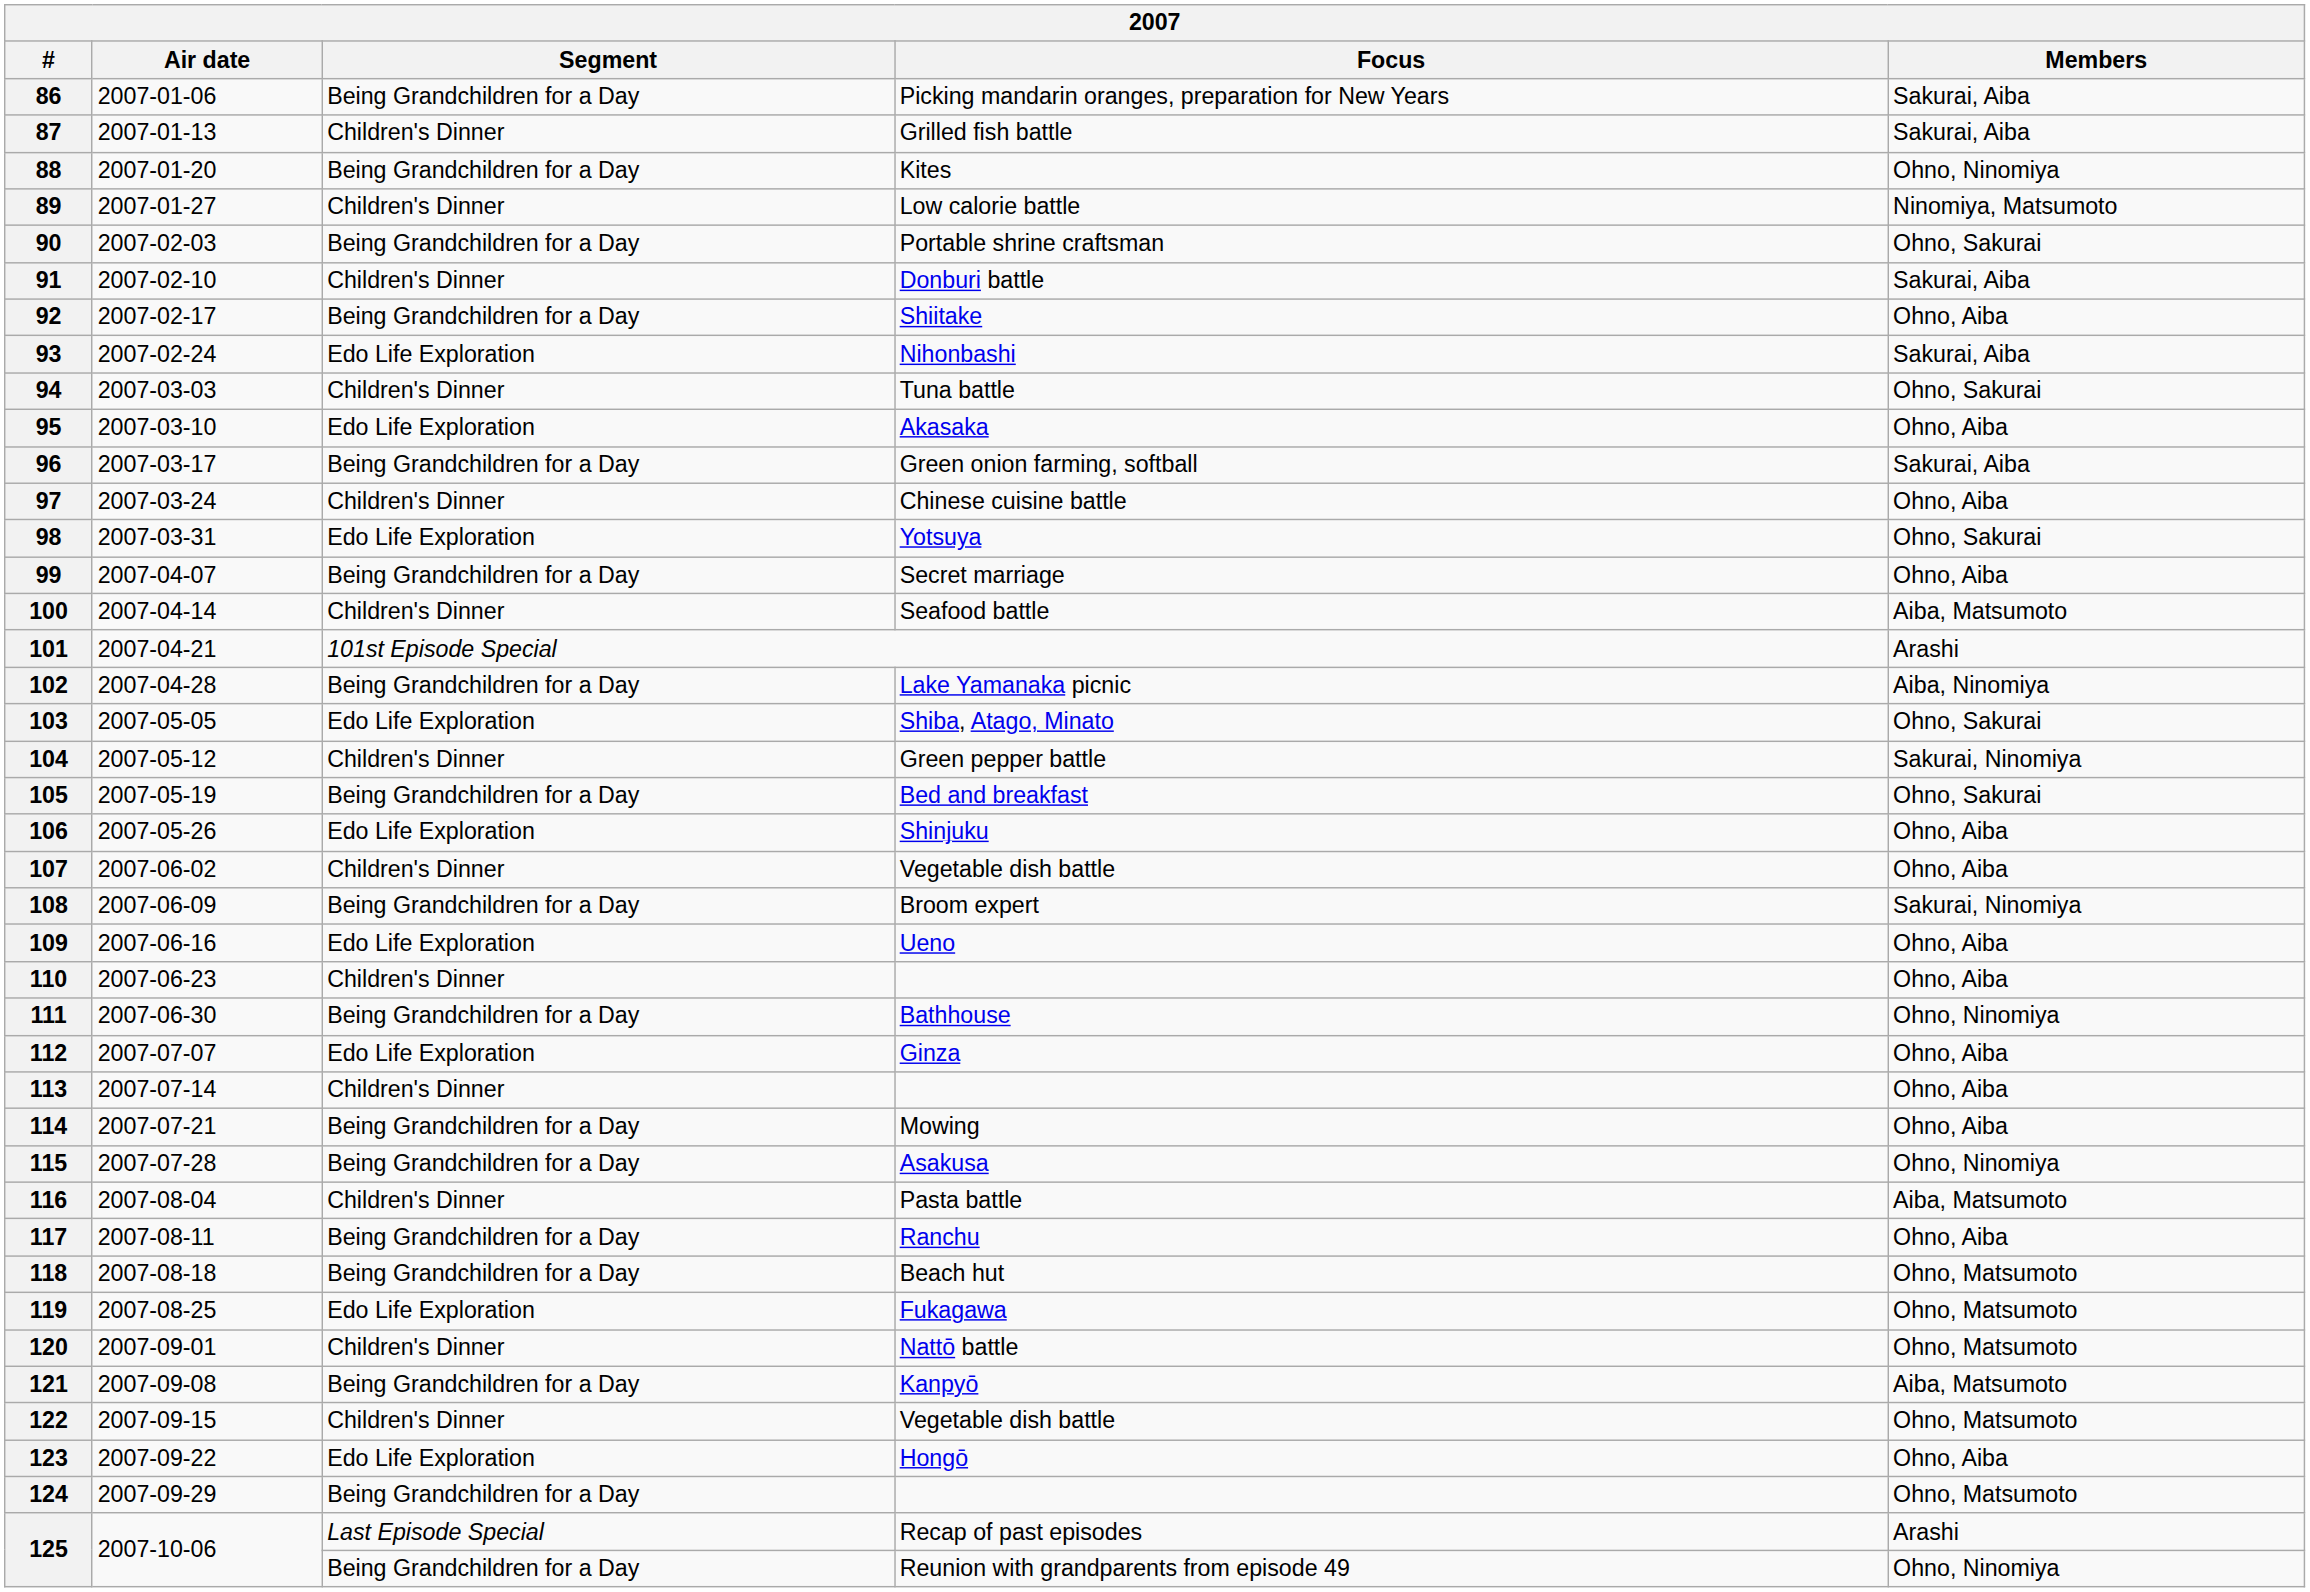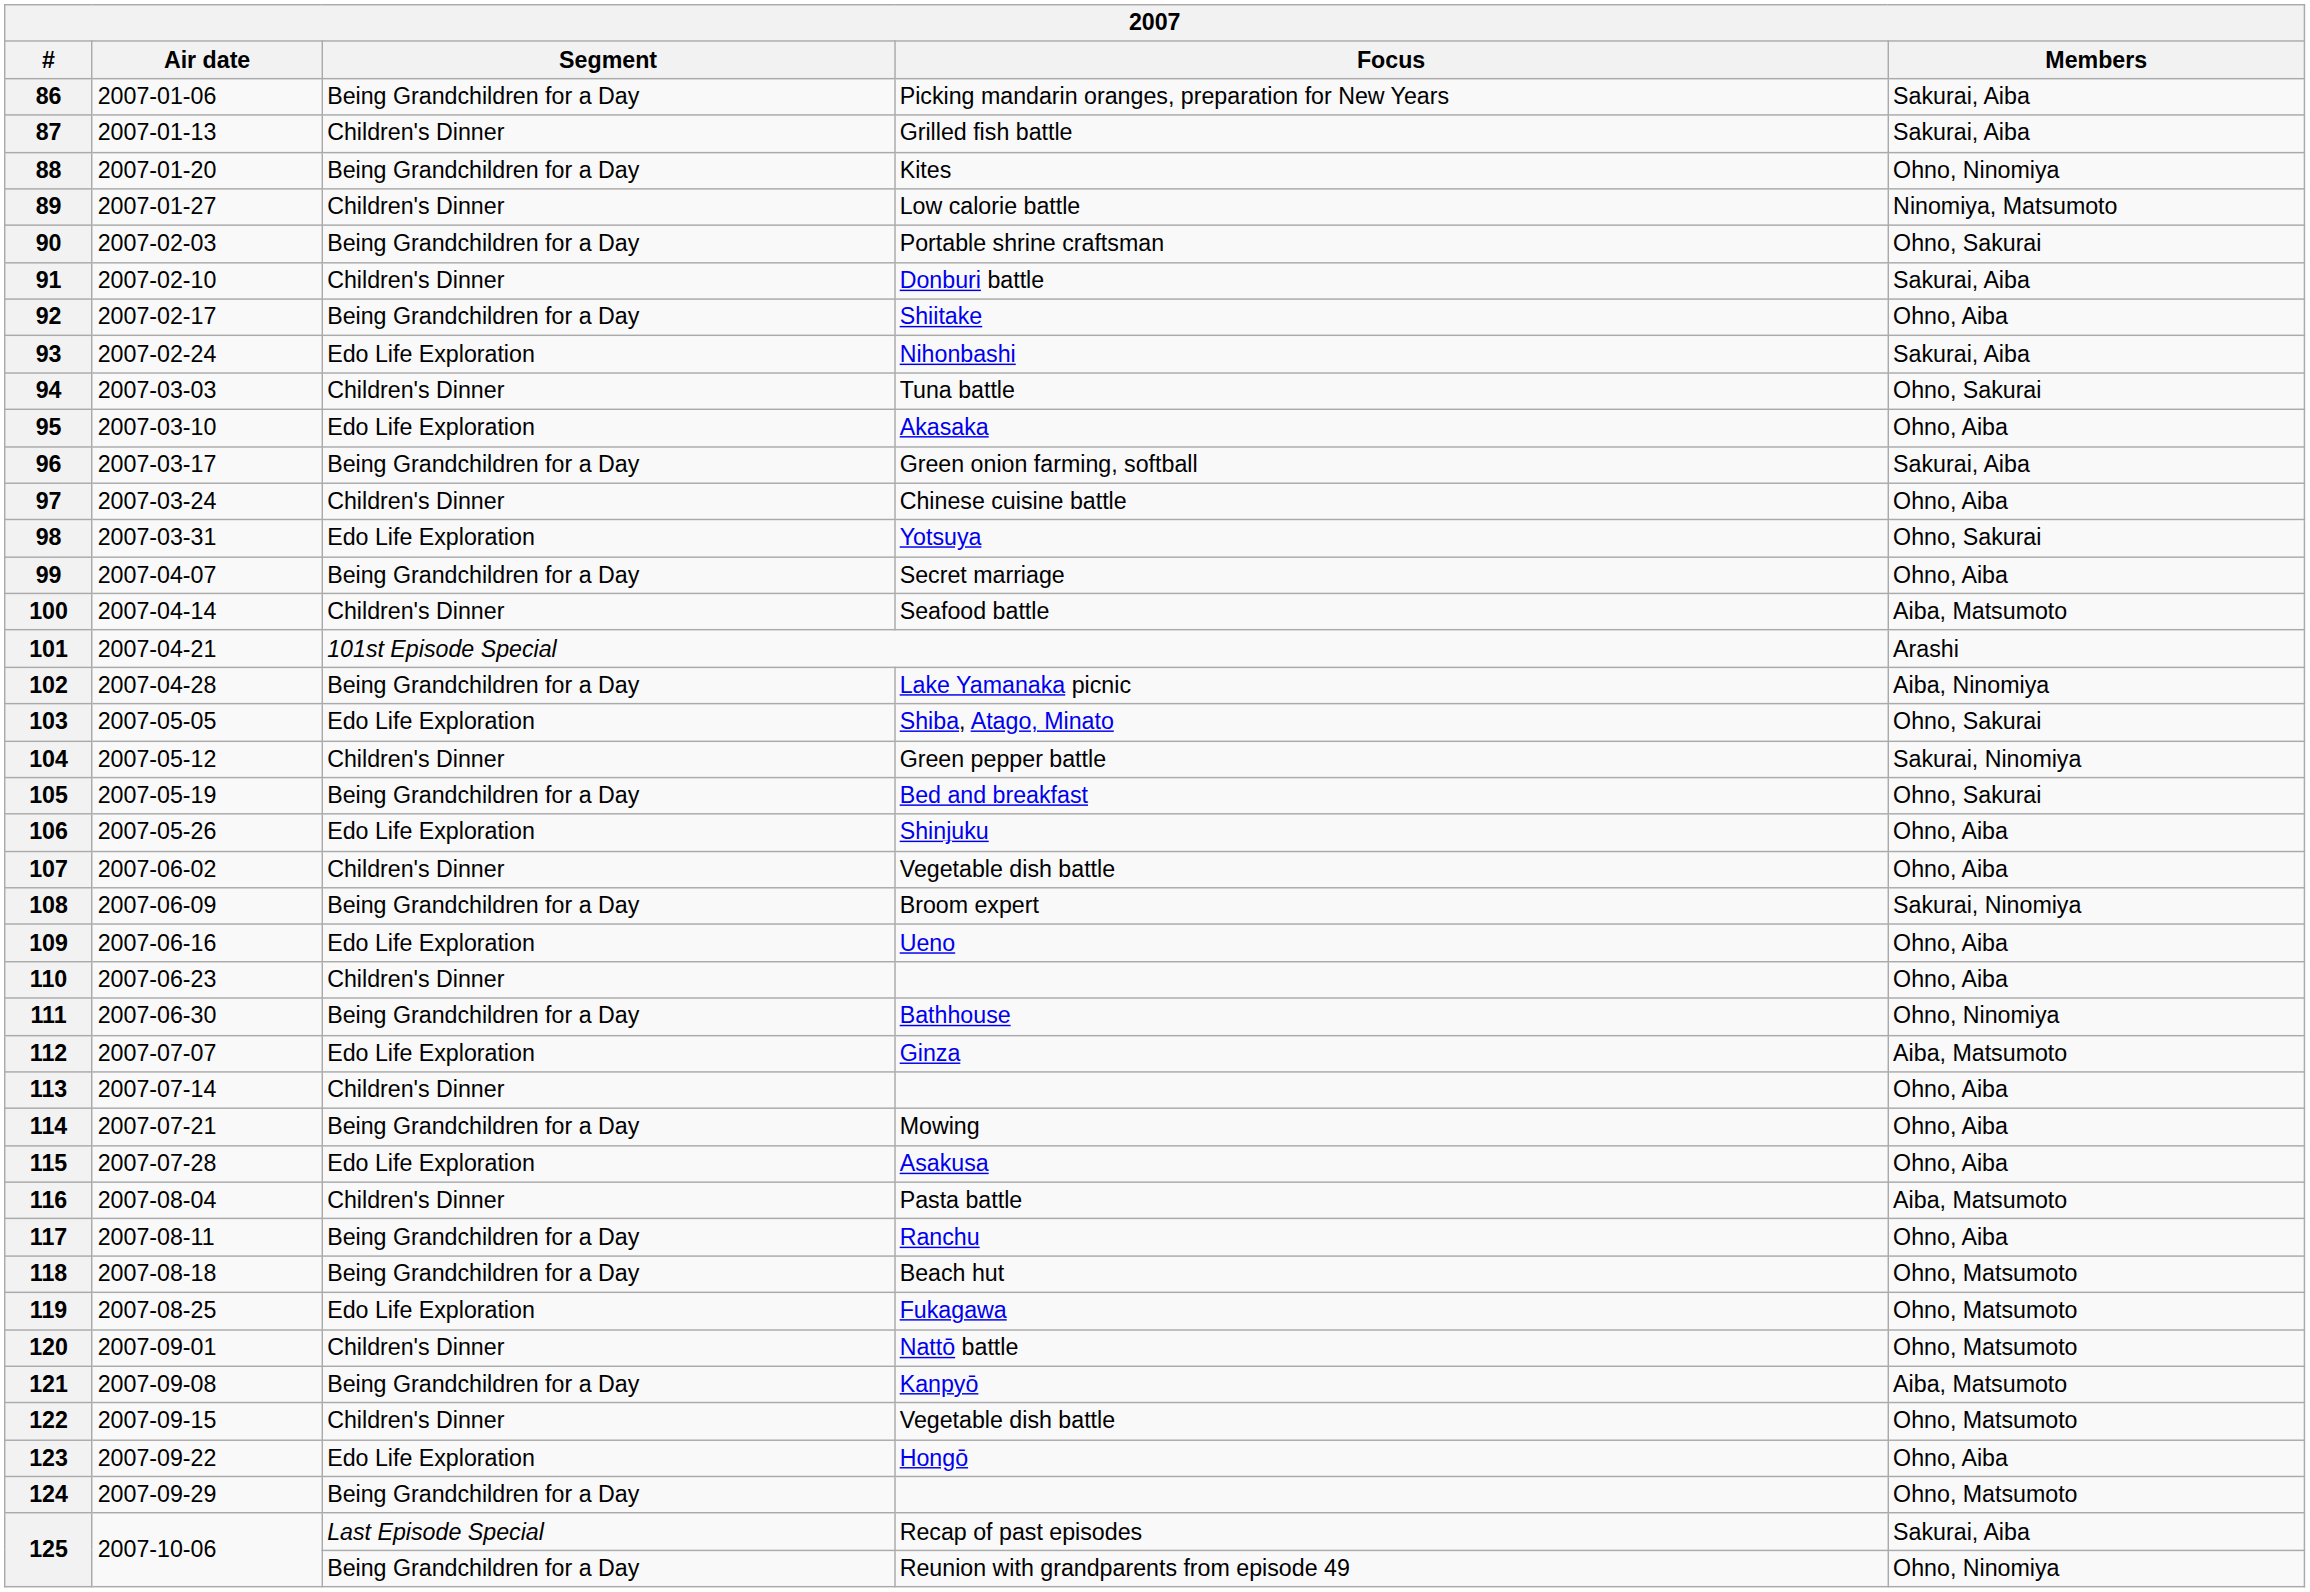(1951, 1053) Ohno, Aiba -> (1980, 1053) Aiba, Matsumoto
(483, 1163) Being Grandchildren for a Day -> (431, 1163) Edo Life Exploration
(1976, 1163) Ohno, Ninomiya -> (1951, 1163) Ohno, Aiba
(1926, 1531) Arashi -> (1961, 1531) Sakurai, Aiba
